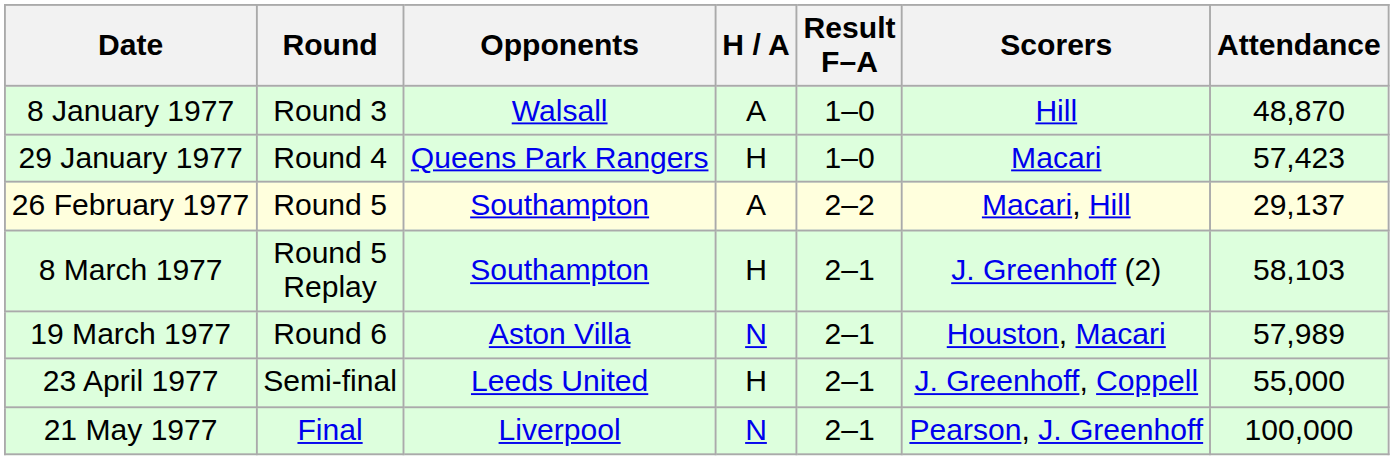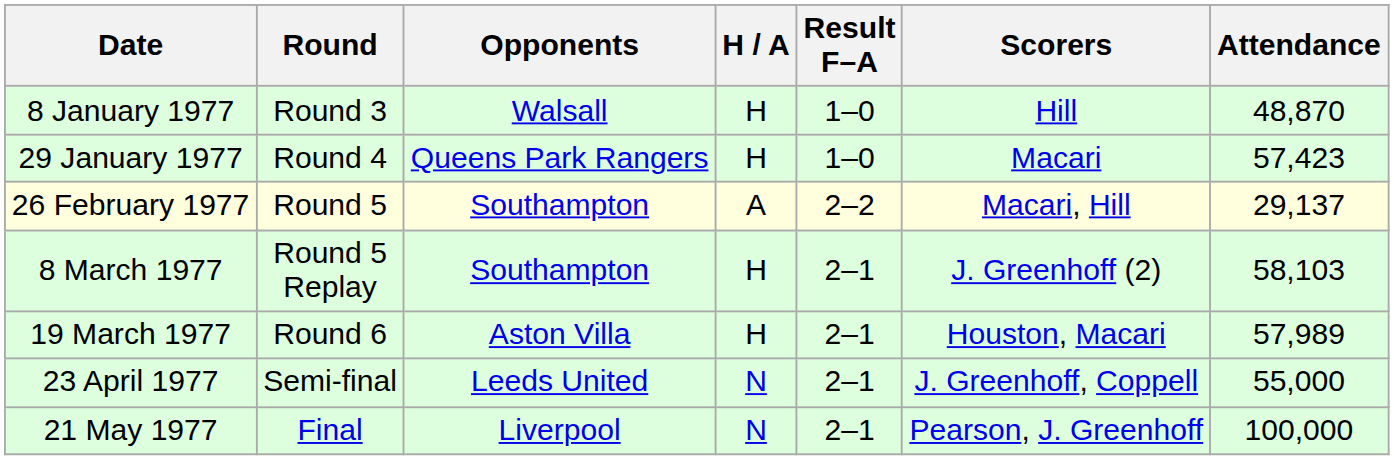(756, 109) A -> (756, 109) H
(756, 334) N -> (756, 334) H
(756, 382) H -> (756, 382) N
